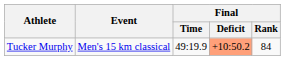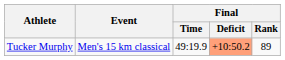(266, 47) 84 -> (266, 47) 89
